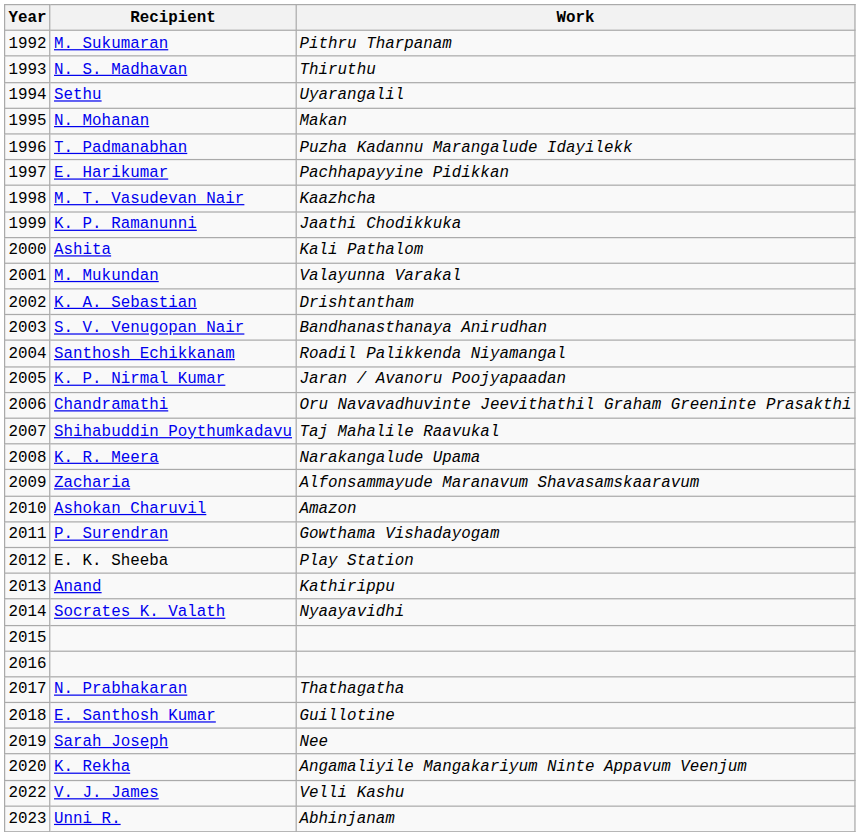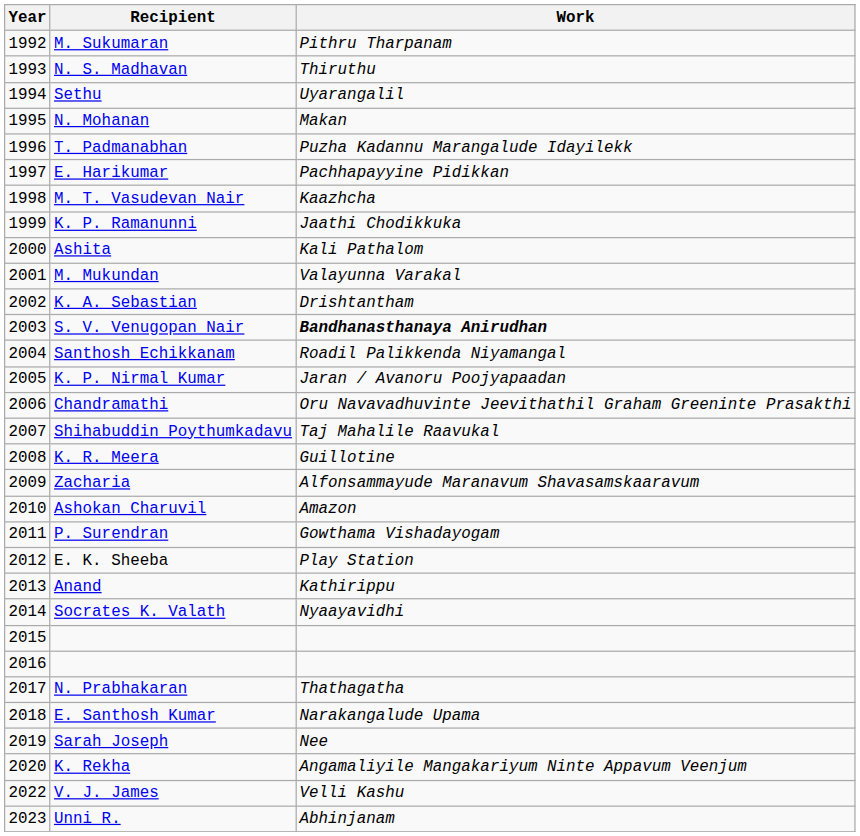(423, 328) normal -> (423, 328) bold
(390, 457) Narakangalude Upama -> (347, 457) Guillotine
(347, 715) Guillotine -> (390, 715) Narakangalude Upama
